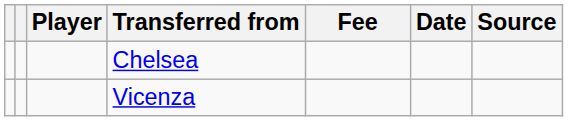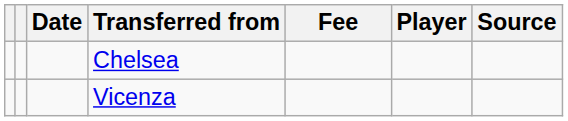columns swapped: (67, 23) <-> (441, 23)
